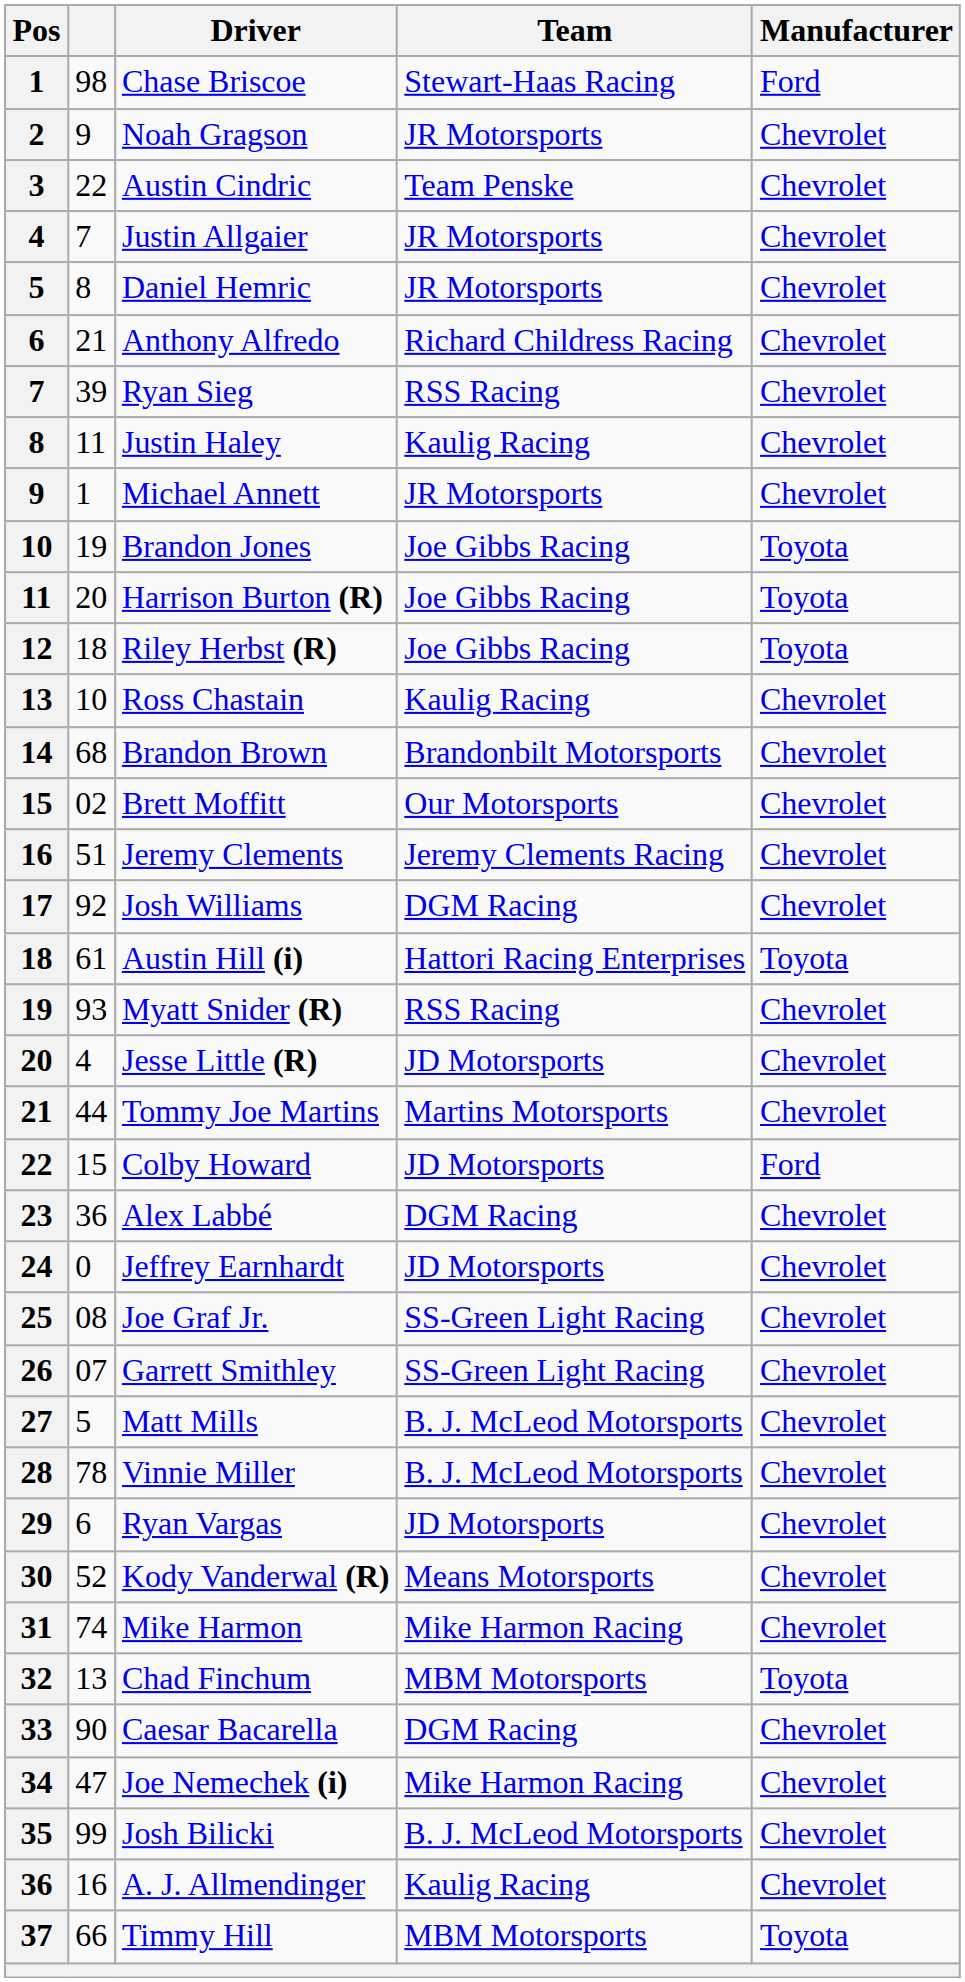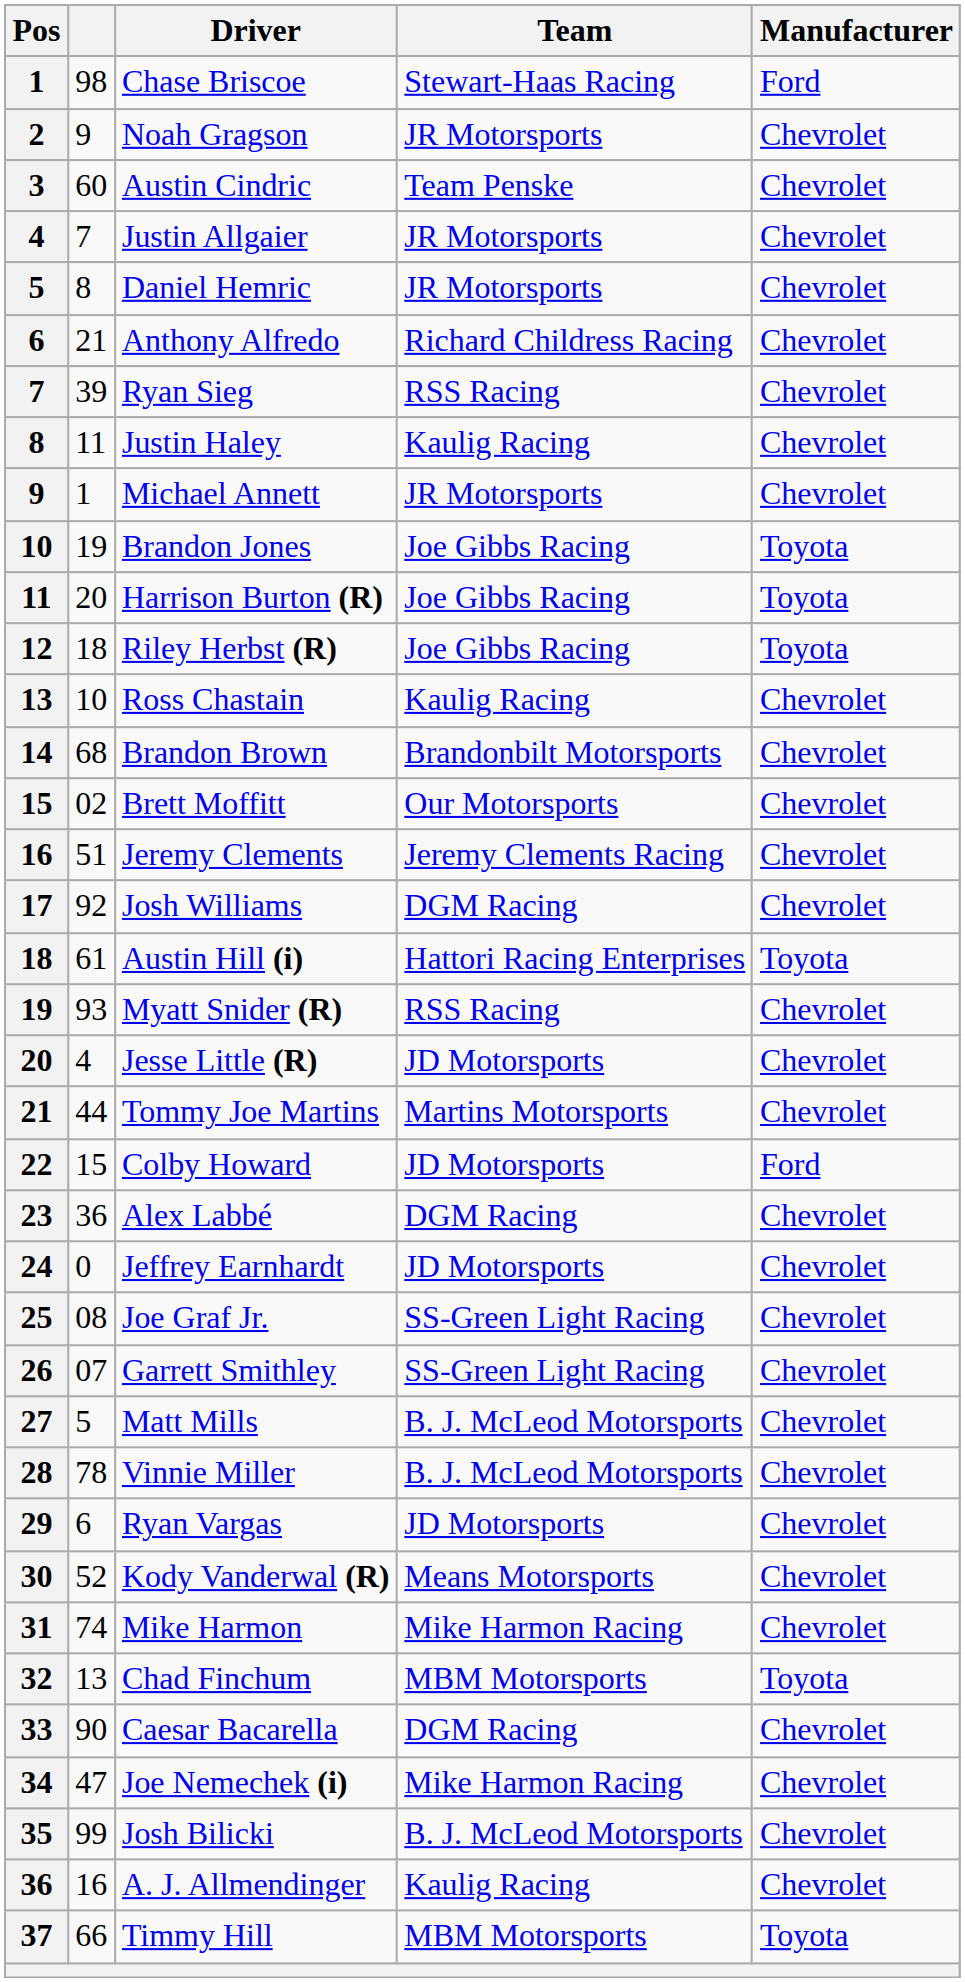(91, 184) 22 -> (91, 184) 60
